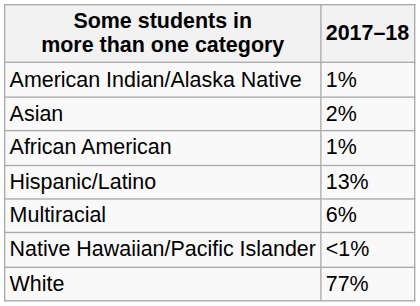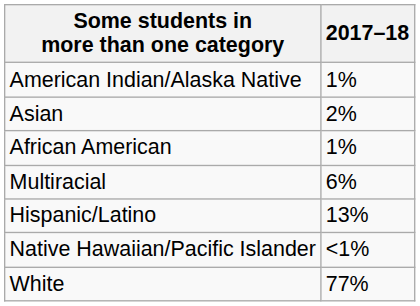rows swapped: (83, 181) <-> (58, 215)
